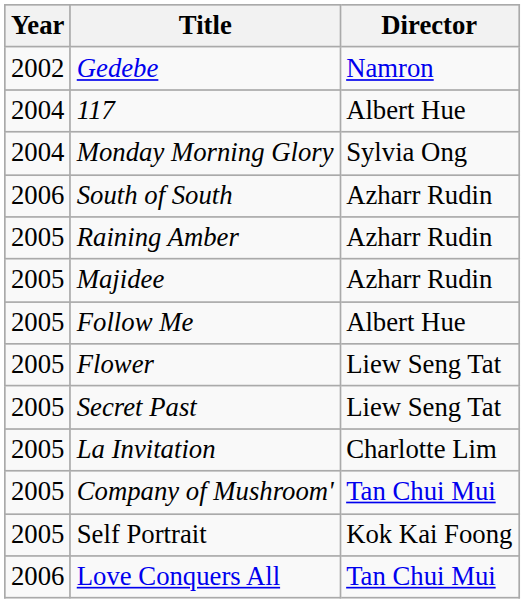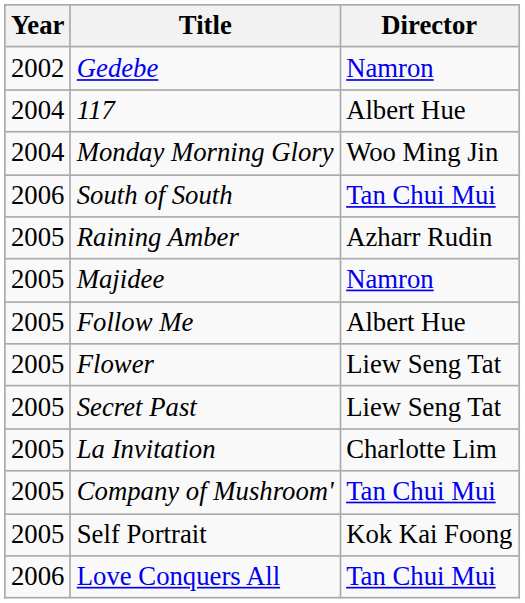(407, 152) Sylvia Ong -> (422, 152) Woo Ming Jin
(419, 195) Azharr Rudin -> (421, 195) Tan Chui Mui
(419, 279) Azharr Rudin -> (390, 279) Namron
